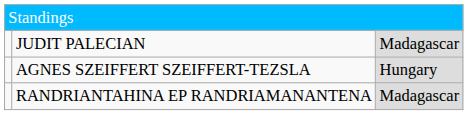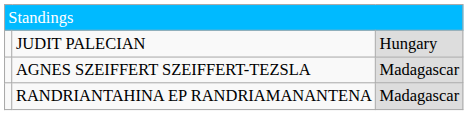(419, 43) Madagascar -> (408, 43) Hungary
(408, 69) Hungary -> (419, 69) Madagascar
